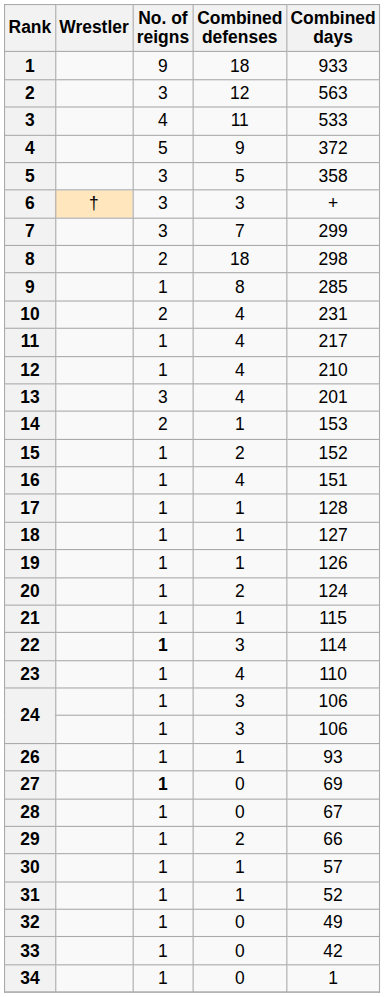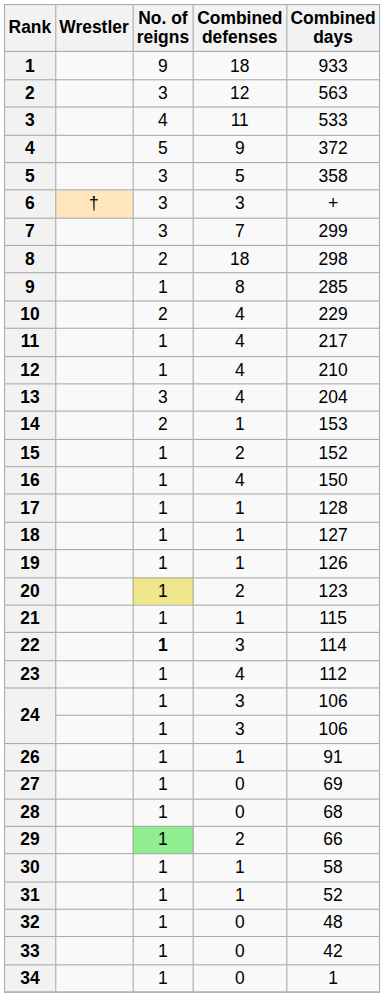(333, 314) 231 -> (333, 314) 229
(333, 397) 201 -> (333, 397) 204
(333, 480) 151 -> (333, 480) 150
(163, 591) no background -> (163, 591) khaki background
(333, 591) 124 -> (333, 591) 123
(333, 674) 110 -> (333, 674) 112
(333, 757) 93 -> (333, 757) 91
(163, 784) bold -> (163, 784) normal
(333, 812) 67 -> (333, 812) 68
(163, 840) no background -> (163, 840) lightgreen background
(333, 867) 57 -> (333, 867) 58
(333, 923) 49 -> (333, 923) 48
